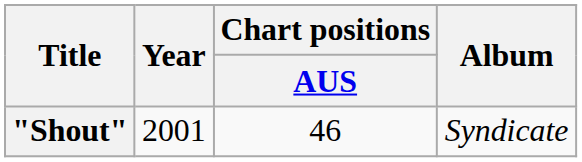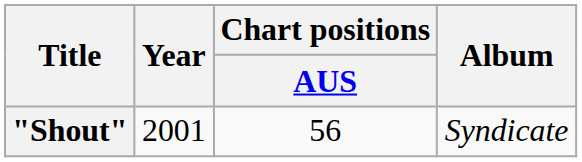(325, 130) 46 -> (325, 130) 56
